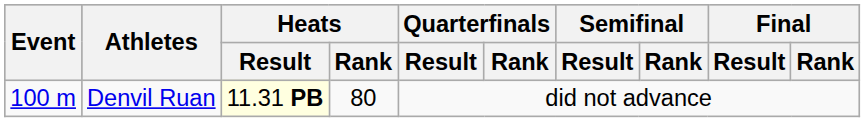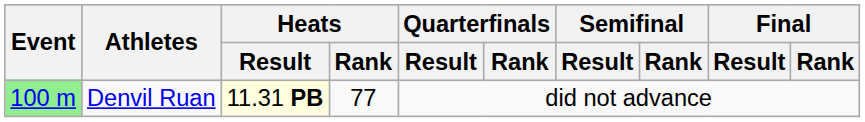(43, 98) no background -> (43, 98) lightgreen background
(363, 98) 80 -> (363, 98) 77
